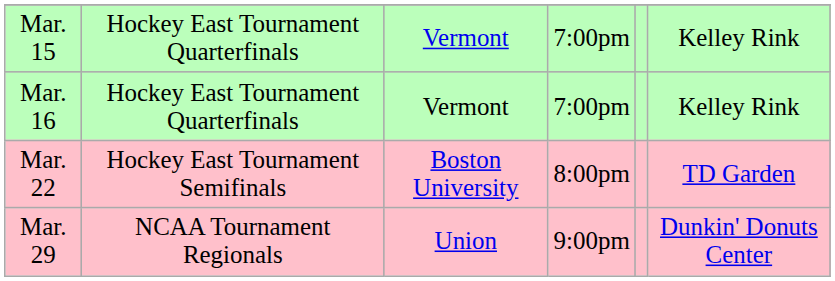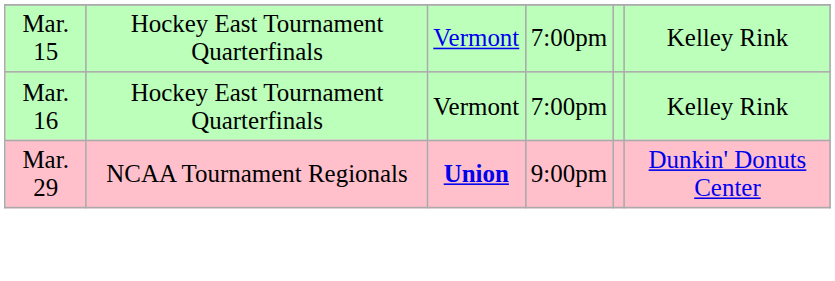- row: (43, 173)
(466, 241) normal -> (476, 173) bold
